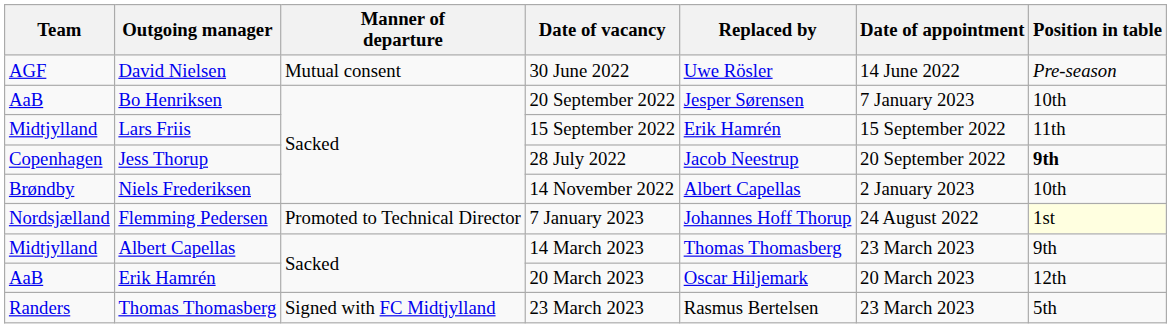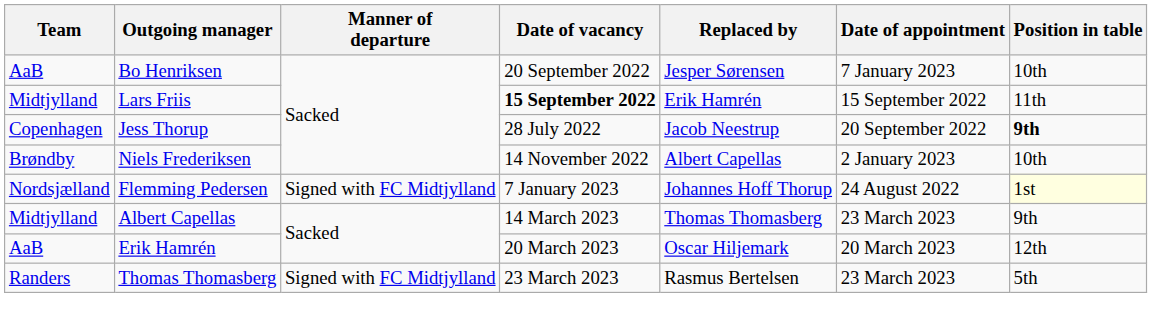- row: (172, 70)
(602, 129) normal -> (580, 99) bold
(403, 218) Promoted to Technical Director -> (390, 188) Signed with FC Midtjylland
